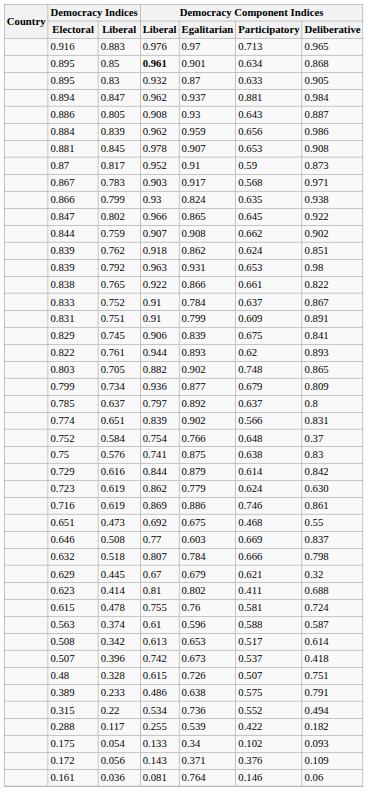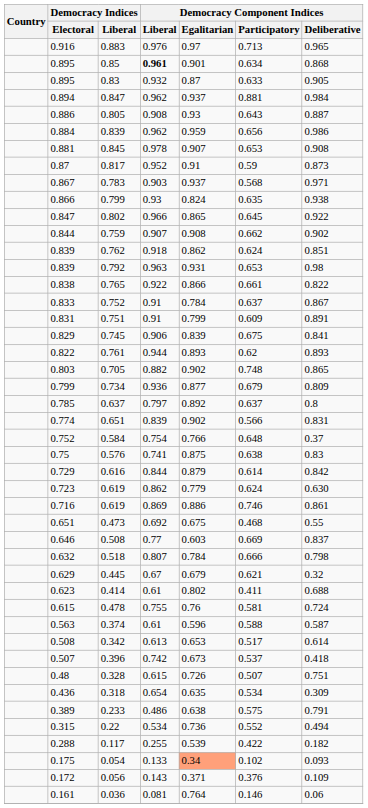(194, 183) 0.917 -> (194, 183) 0.937
(152, 591) 0.81 -> (152, 591) 0.61
+ row: (63, 693)
(191, 744) no background -> (191, 761) lightsalmon background
